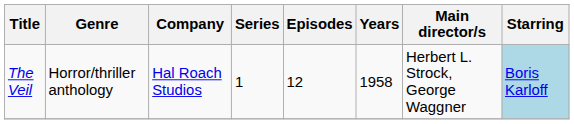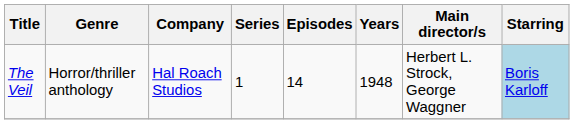(295, 81) 12 -> (295, 81) 14
(376, 81) 1958 -> (376, 81) 1948
